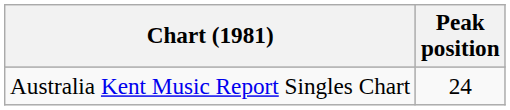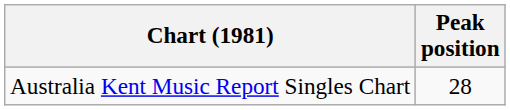(460, 85) 24 -> (460, 85) 28
